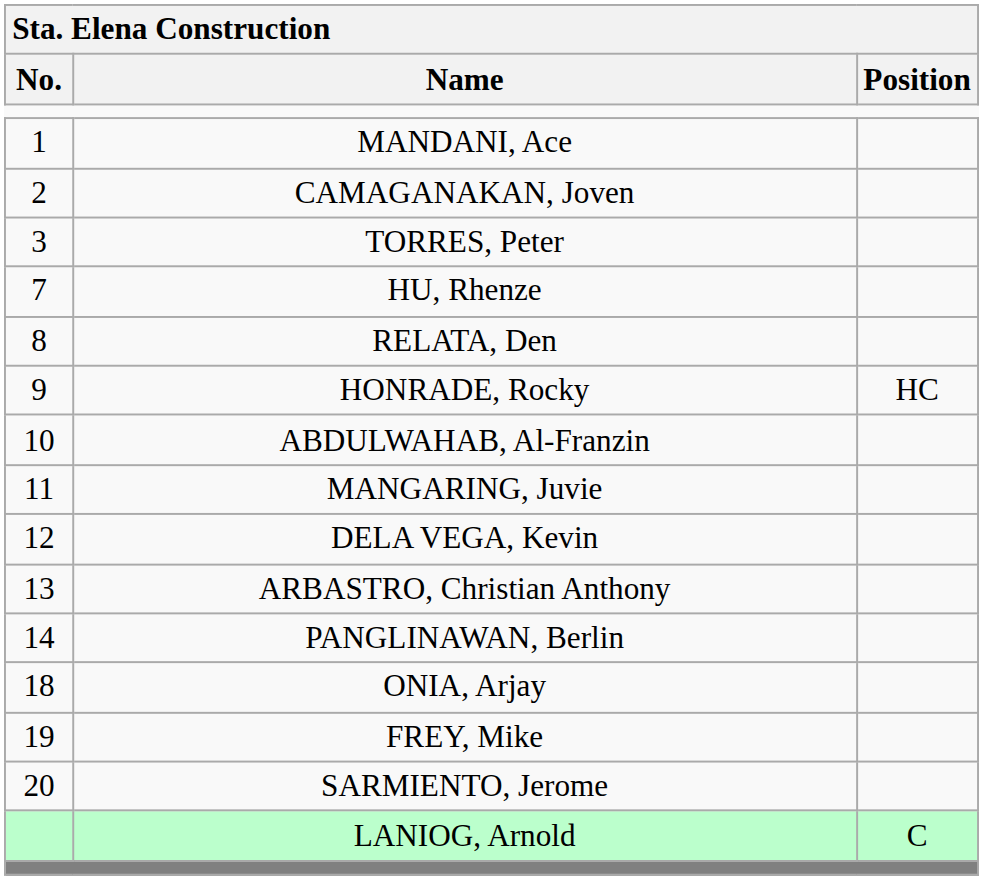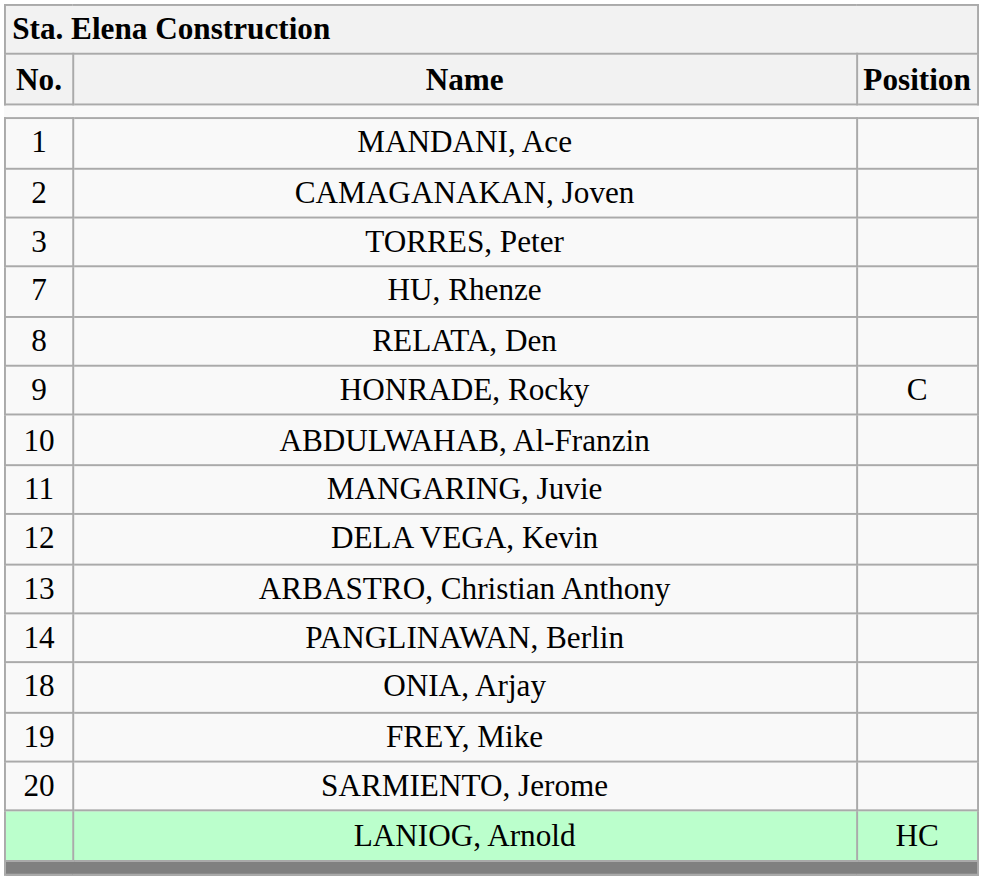(917, 389) HC -> (917, 389) C
(917, 835) C -> (917, 835) HC
